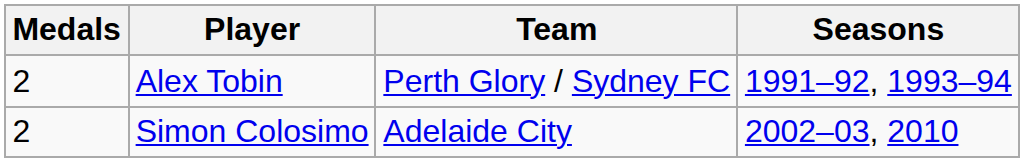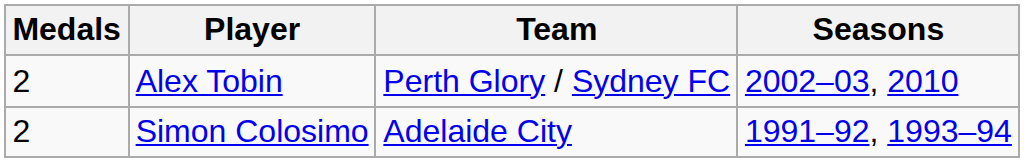(878, 80) 1991–92, 1993–94 -> (852, 80) 2002–03, 2010
(852, 131) 2002–03, 2010 -> (878, 131) 1991–92, 1993–94
